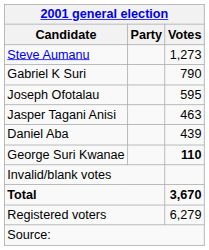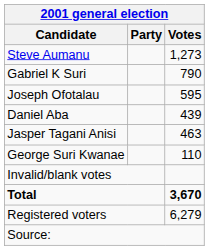rows swapped: (62, 114) <-> (38, 134)
(191, 154) bold -> (191, 154) normal
